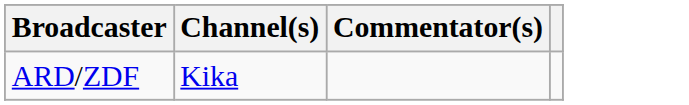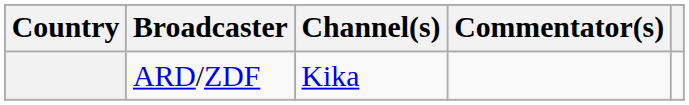+ column: (66, 28)
